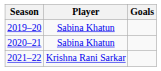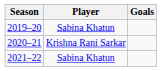(86, 43) Sabina Khatun -> (86, 43) Krishna Rani Sarkar
(86, 58) Krishna Rani Sarkar -> (86, 58) Sabina Khatun
